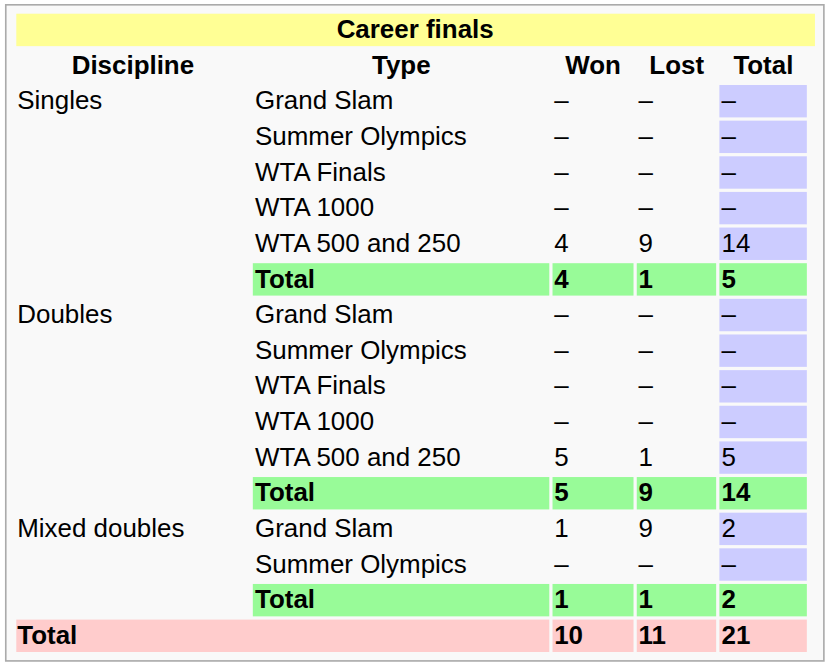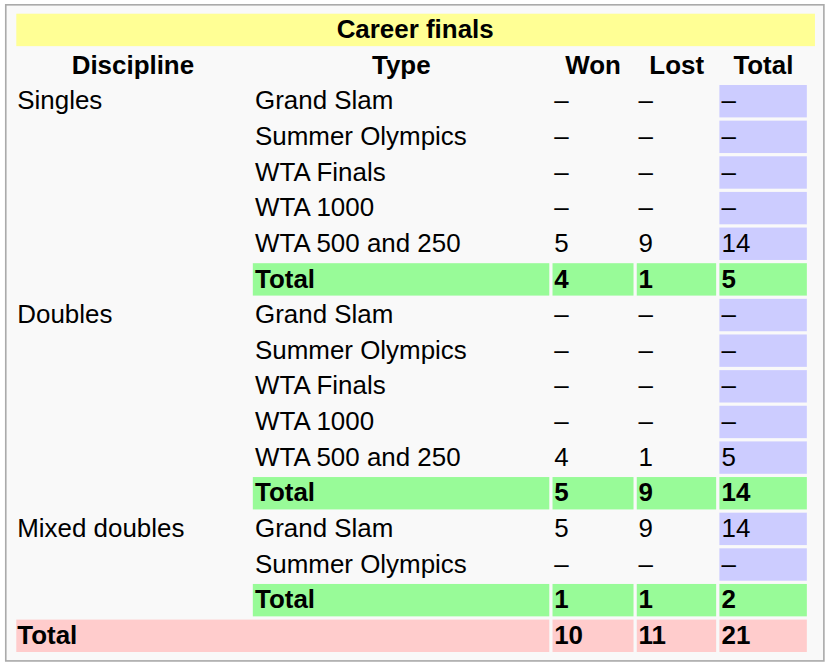(561, 243) 4 -> (561, 243) 5
(561, 457) 5 -> (561, 457) 4
(561, 528) 1 -> (561, 528) 5
(729, 528) 2 -> (736, 528) 14
